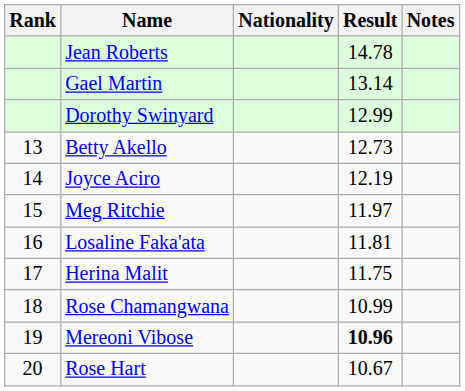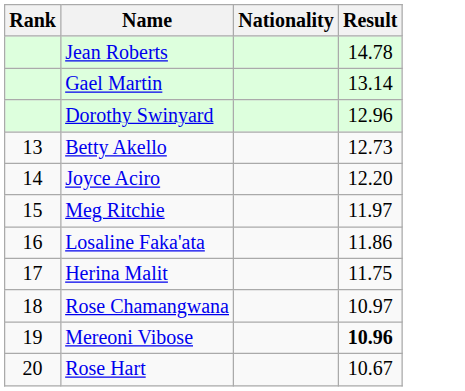- column: (431, 20)
(370, 115) 12.99 -> (370, 115) 12.96
(370, 178) 12.19 -> (370, 178) 12.20
(370, 242) 11.81 -> (370, 242) 11.86
(370, 305) 10.99 -> (370, 305) 10.97
